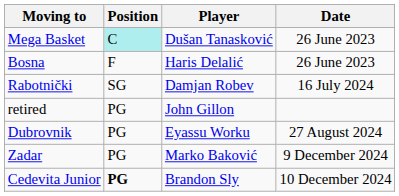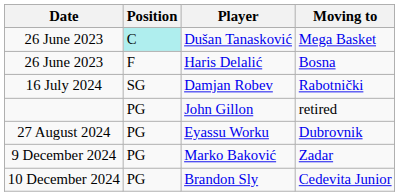columns swapped: (336, 16) <-> (54, 16)
(118, 179) bold -> (136, 179) normal
